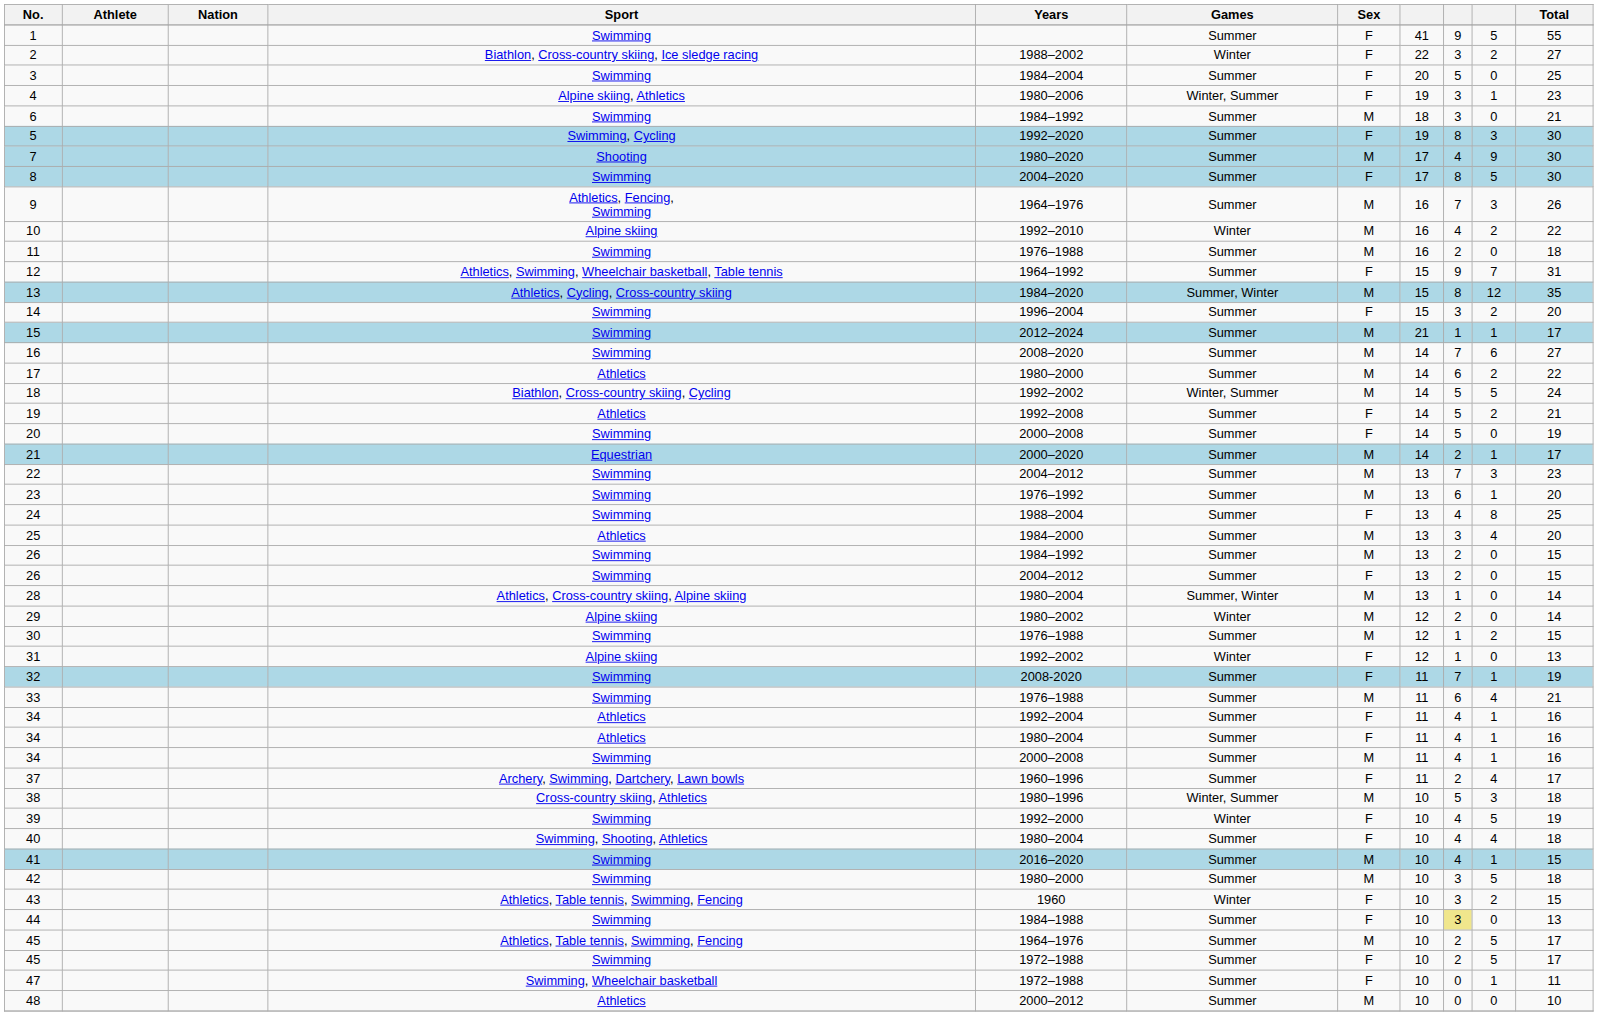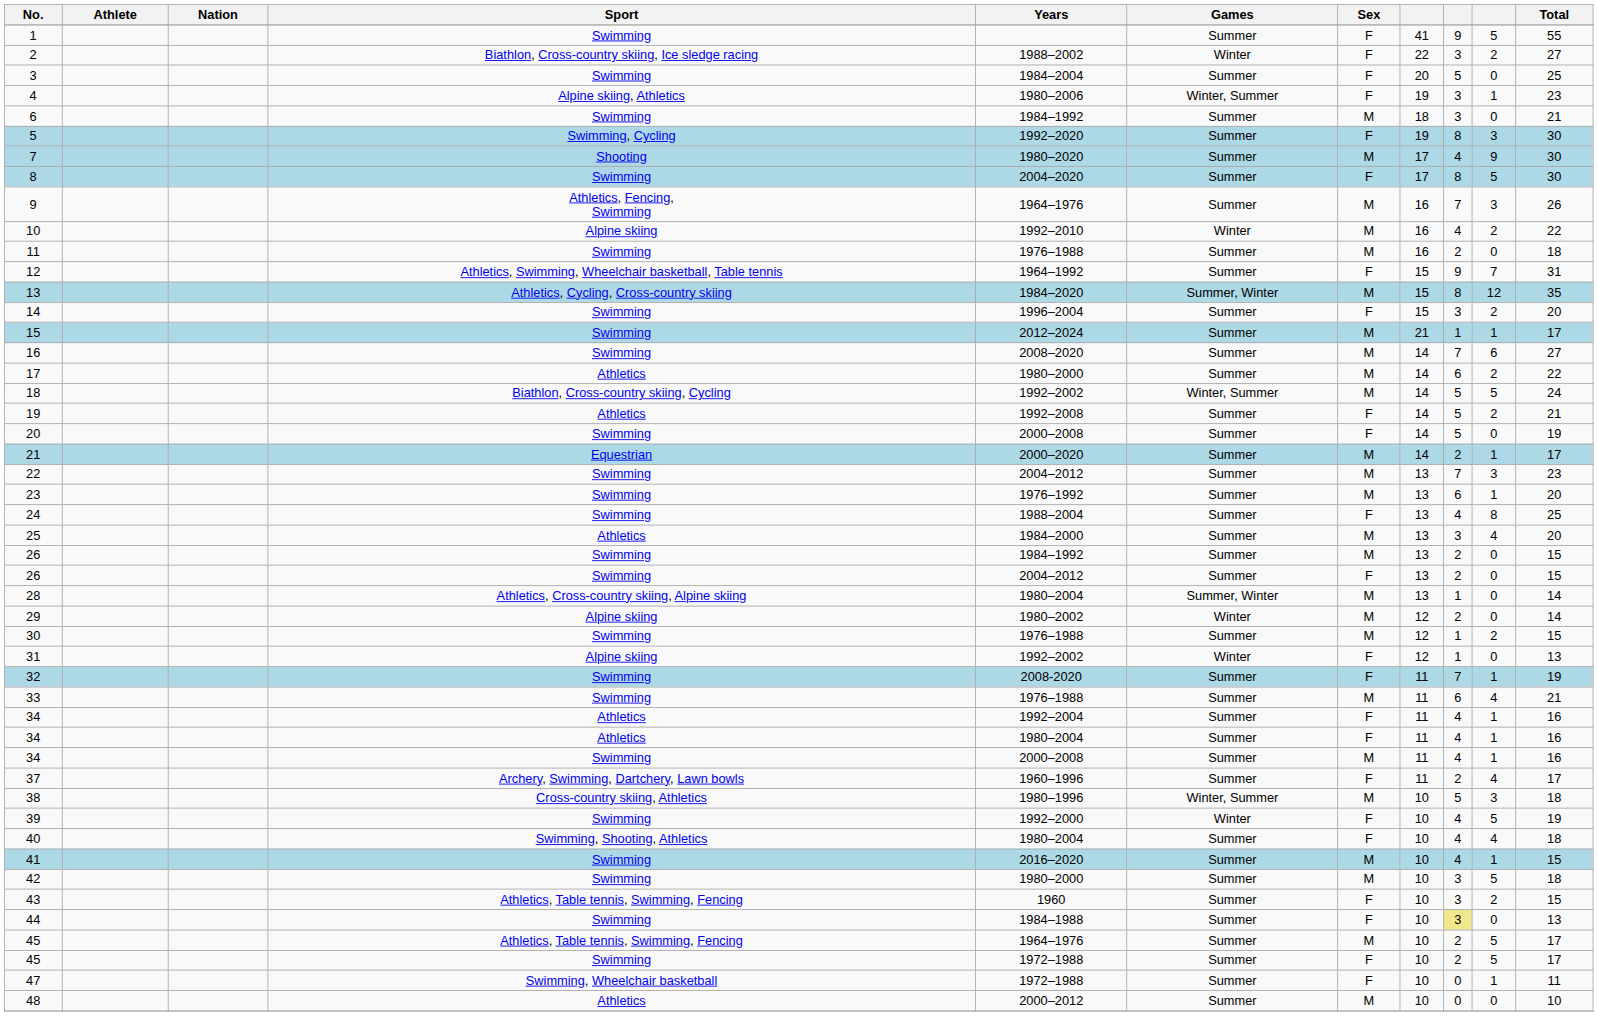(1232, 900) Winter -> (1232, 900) Summer
